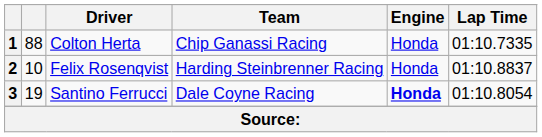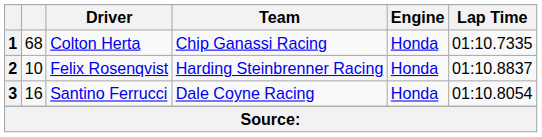(34, 43) 88 -> (34, 43) 68
(34, 94) 19 -> (34, 94) 16
(416, 94) bold -> (415, 94) normal
